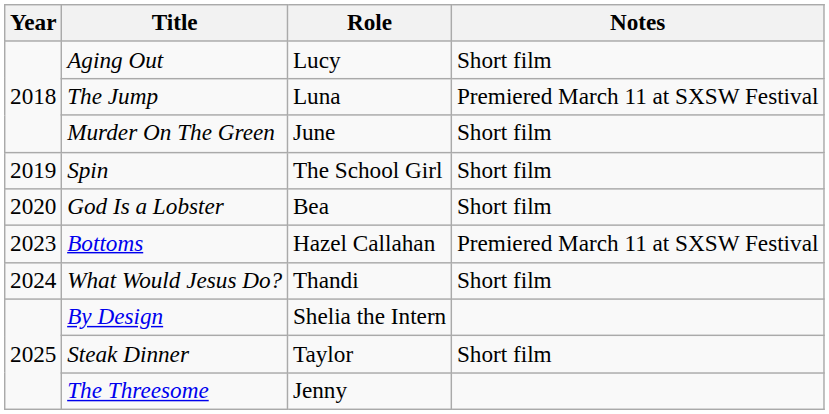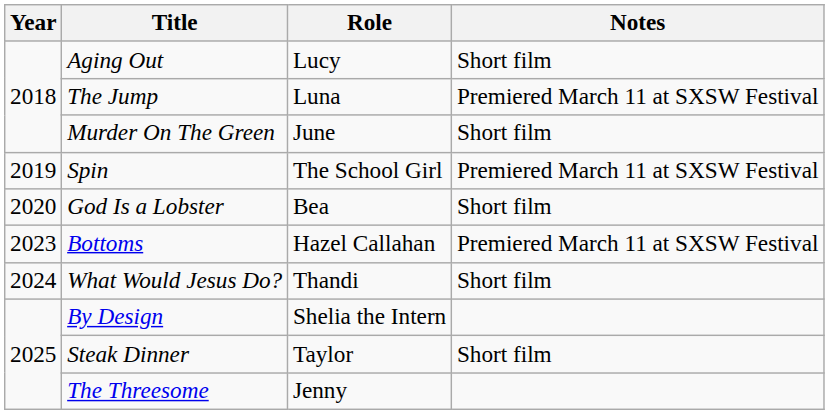(504, 170) Short film -> (638, 170) Premiered March 11 at SXSW Festival
